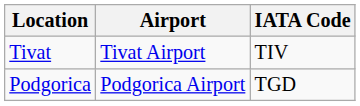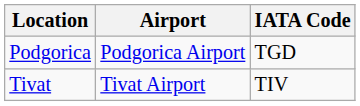rows swapped: (50, 84) <-> (30, 52)
